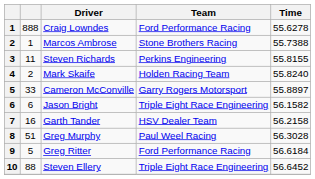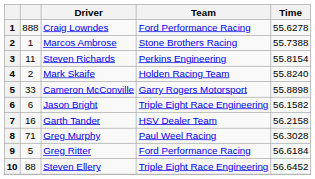(291, 58) 55.8155 -> (291, 58) 55.8154
(291, 89) 55.8897 -> (291, 89) 55.8898
(30, 135) 51 -> (30, 135) 71
